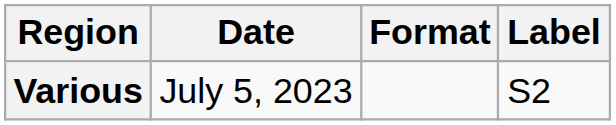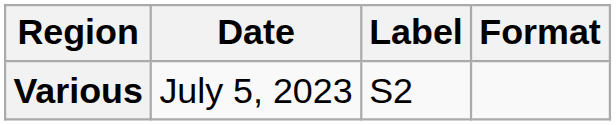columns swapped: (430, 32) <-> (554, 32)
